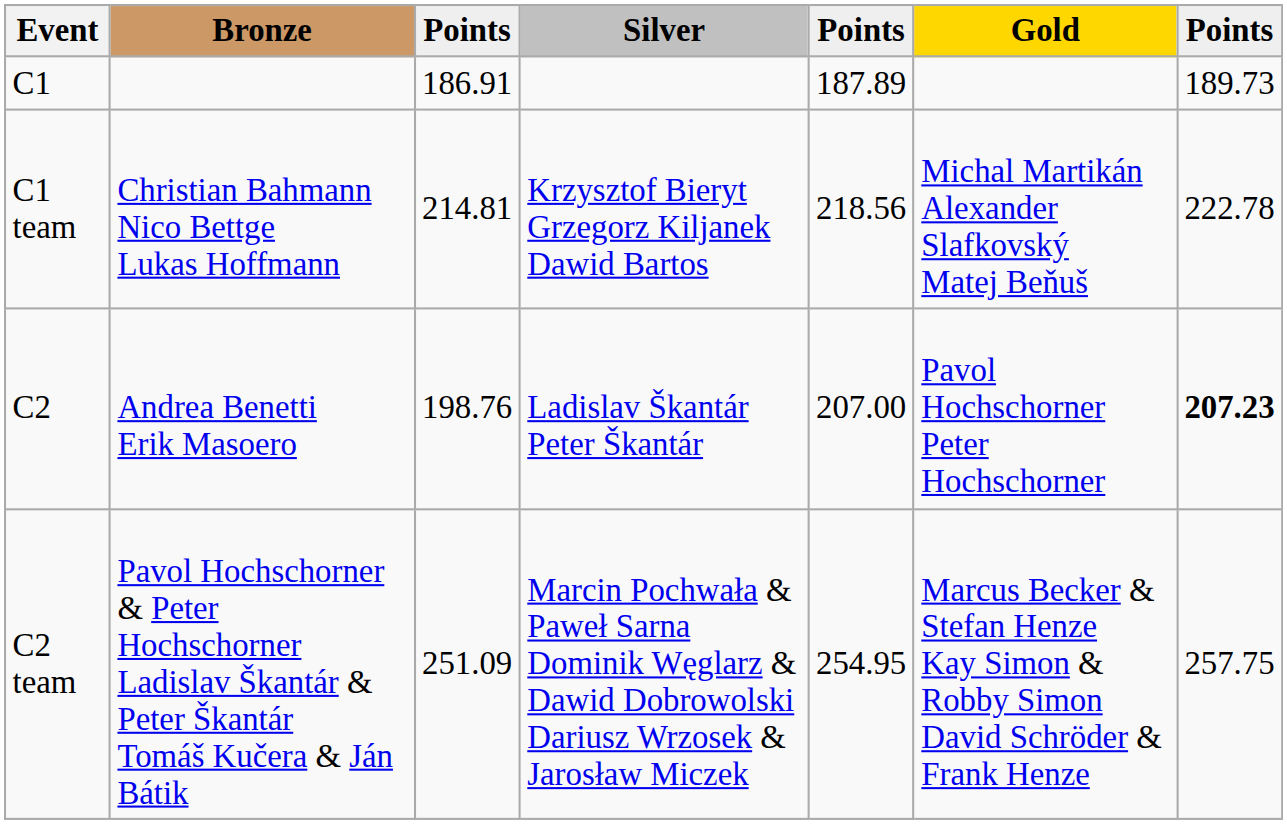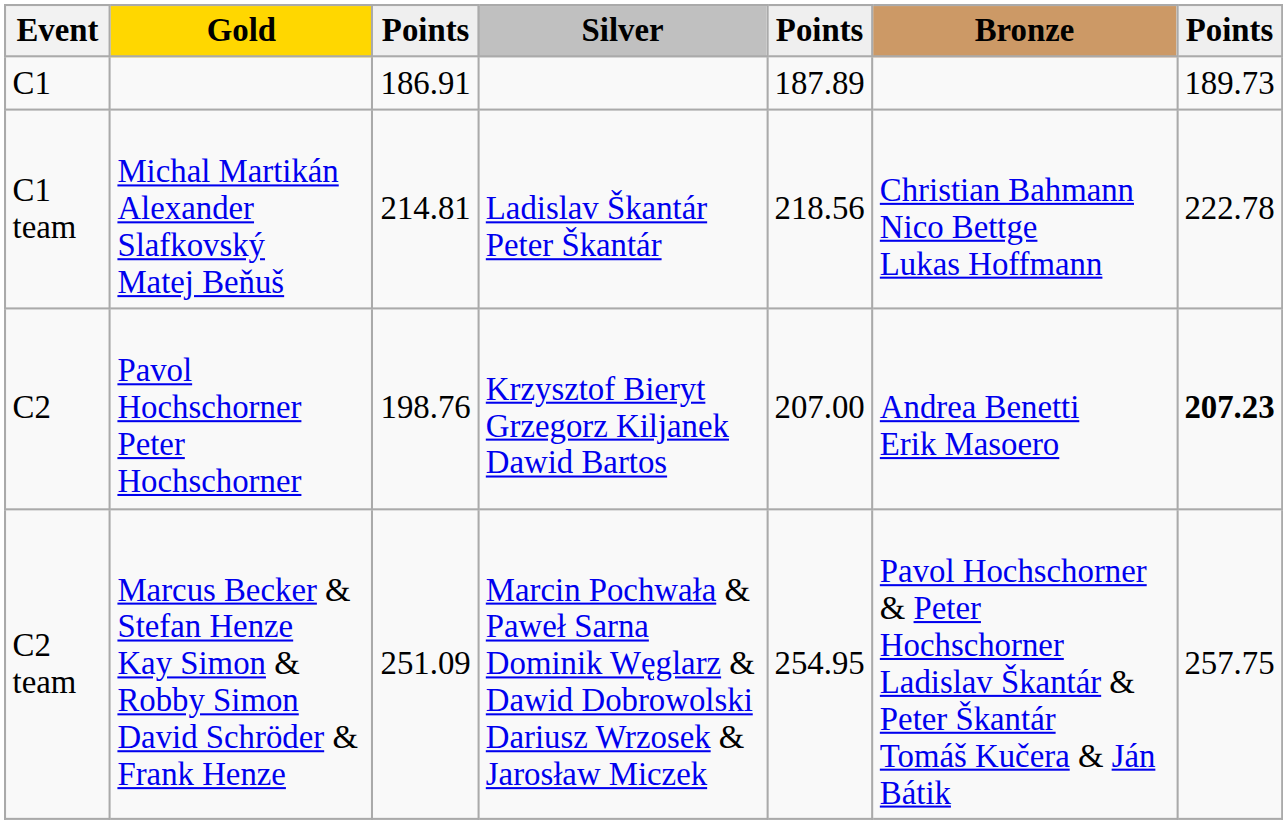columns swapped: (1045, 30) <-> (262, 30)
(649, 226) Krzysztof Bieryt Grzegorz Kiljanek Dawid Bartos -> (596, 226) Ladislav Škantár Peter Škantár
(638, 426) Ladislav Škantár Peter Škantár -> (607, 426) Krzysztof Bieryt Grzegorz Kiljanek Dawid Bartos
